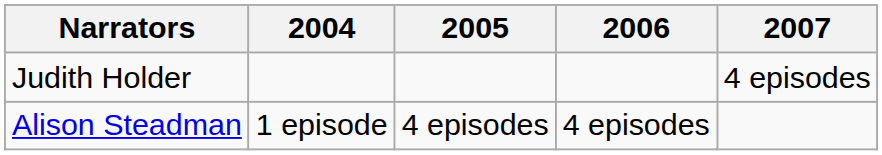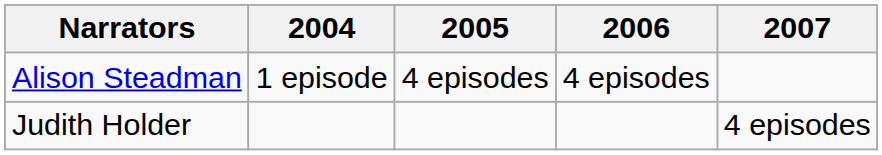rows swapped: (127, 125) <-> (102, 76)
